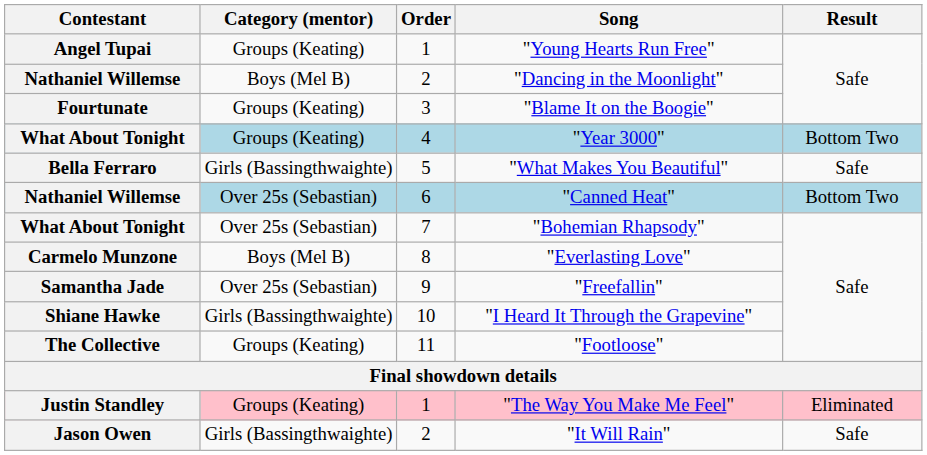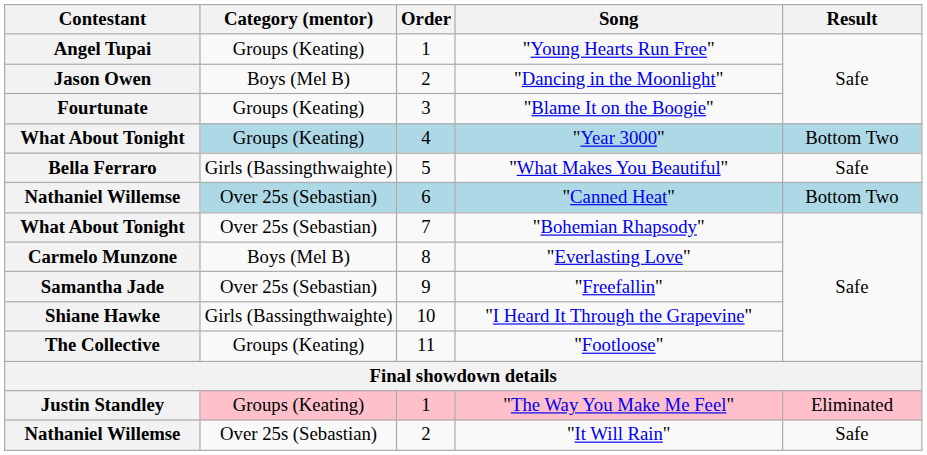(102, 78) Nathaniel Willemse -> (102, 78) Jason Owen
(102, 434) Jason Owen -> (102, 434) Nathaniel Willemse
(299, 434) Girls (Bassingthwaighte) -> (299, 434) Over 25s (Sebastian)
